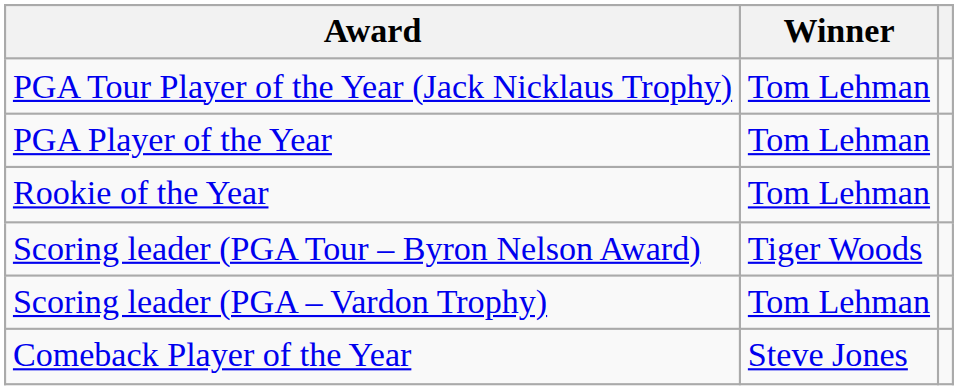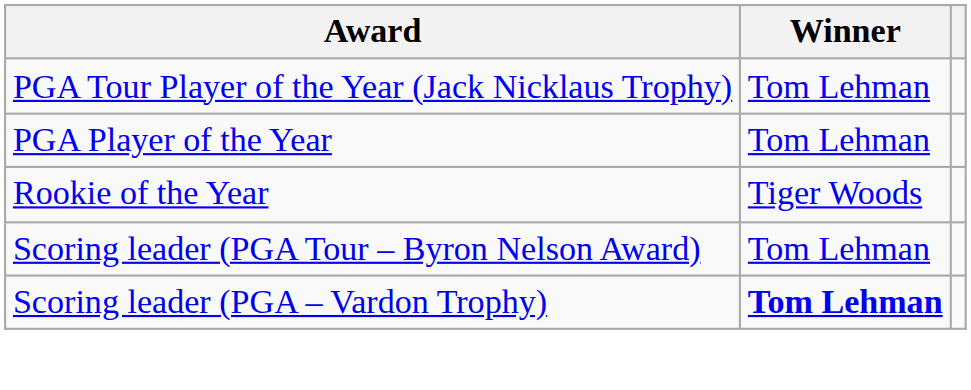(839, 193) Tom Lehman -> (835, 193) Tiger Woods
(835, 247) Tiger Woods -> (839, 247) Tom Lehman
(839, 301) normal -> (845, 301) bold
- row: (212, 355)
